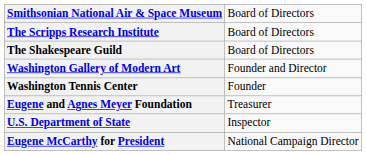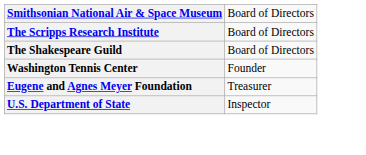- row: (94, 68)
- row: (86, 141)
